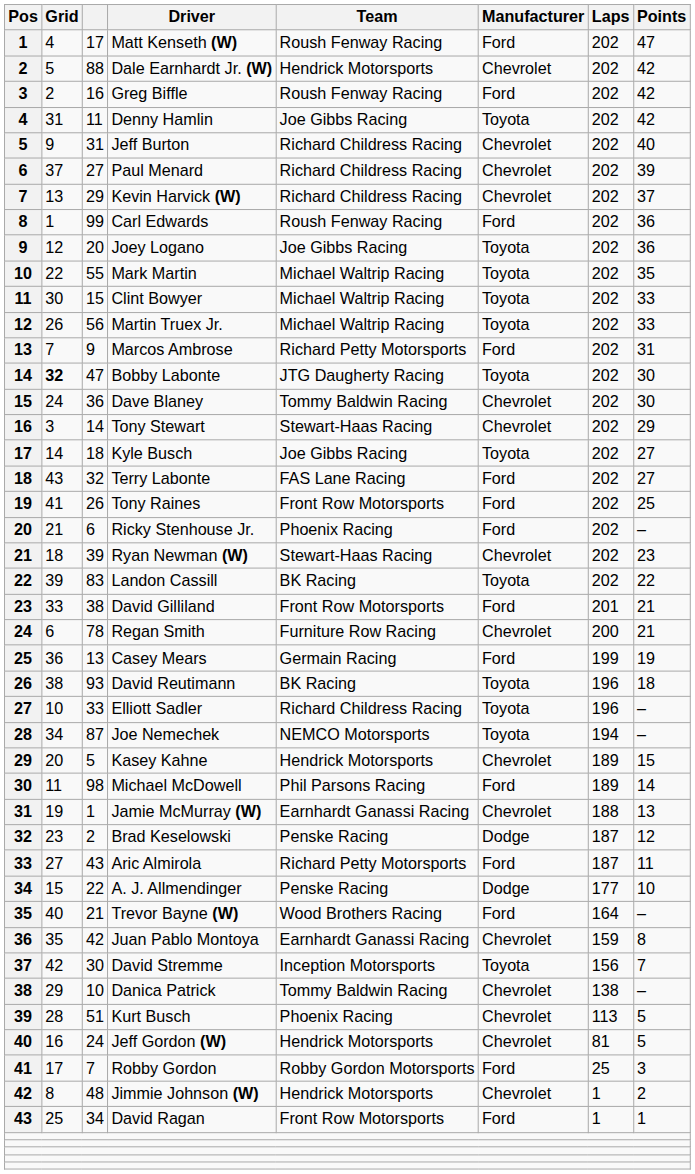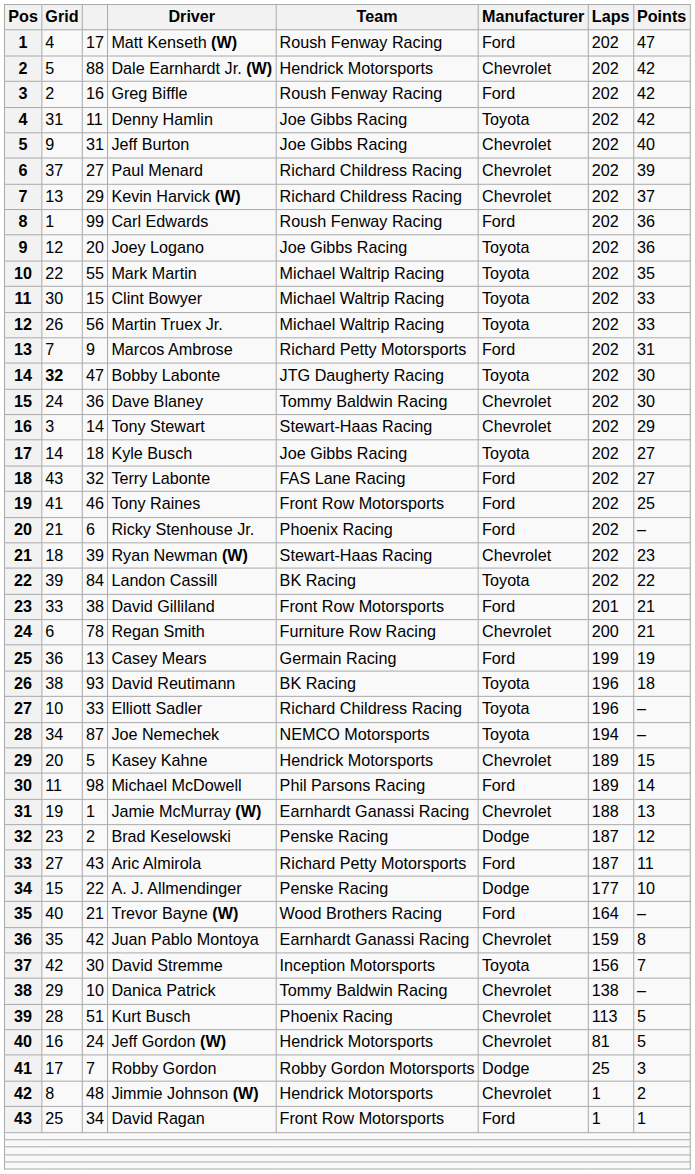(371, 145) Richard Childress Racing -> (343, 145) Joe Gibbs Racing
(95, 504) 26 -> (95, 504) 46
(95, 581) 83 -> (95, 581) 84
(499, 1068) Ford -> (506, 1068) Dodge
